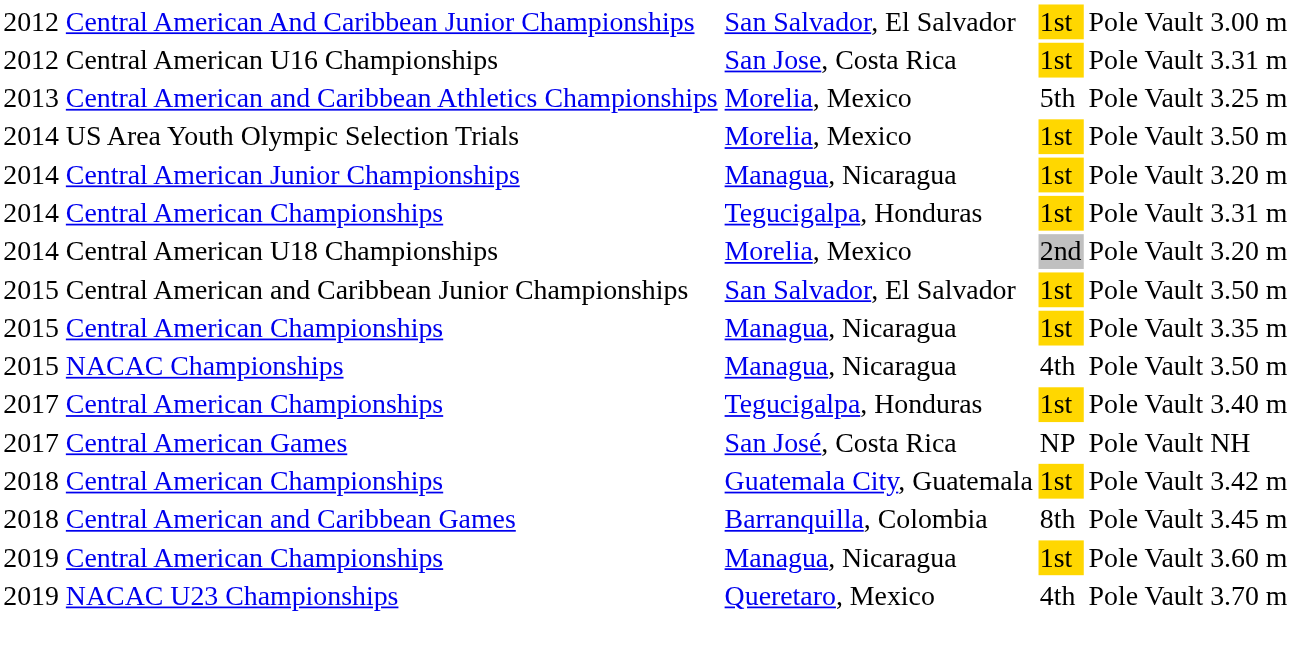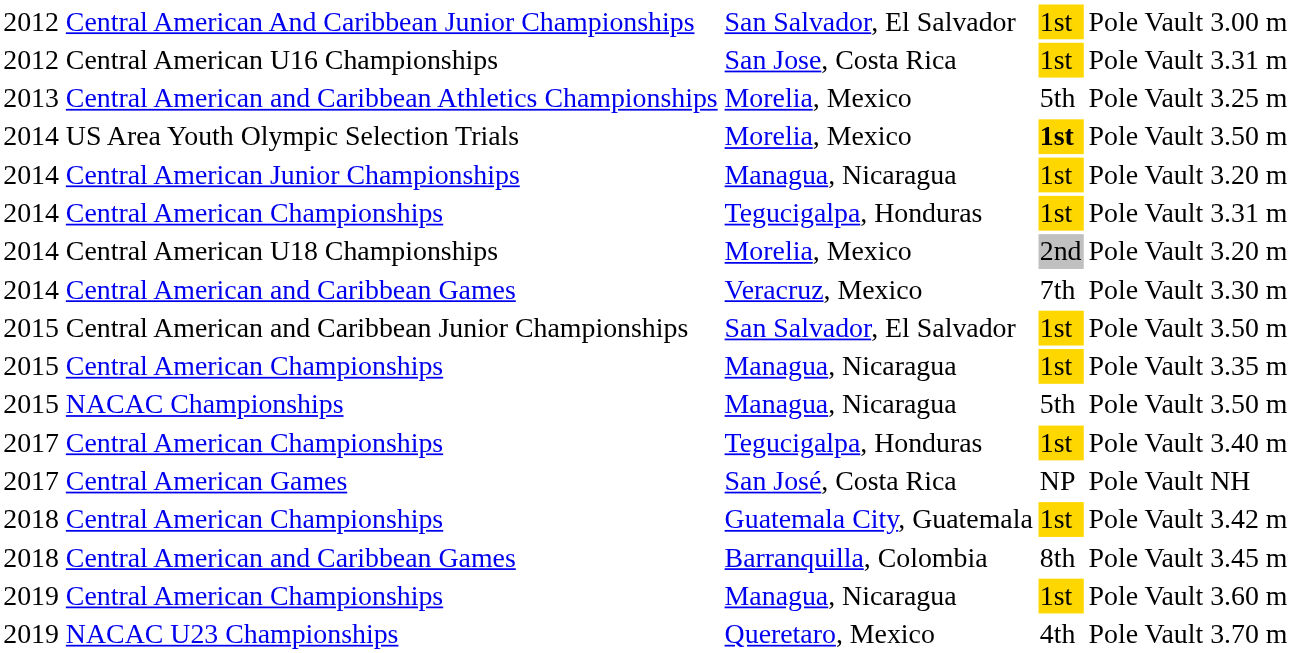(1056, 136) normal -> (1057, 136) bold
+ row: (31, 289)
(1058, 366) 4th -> (1058, 404) 5th
